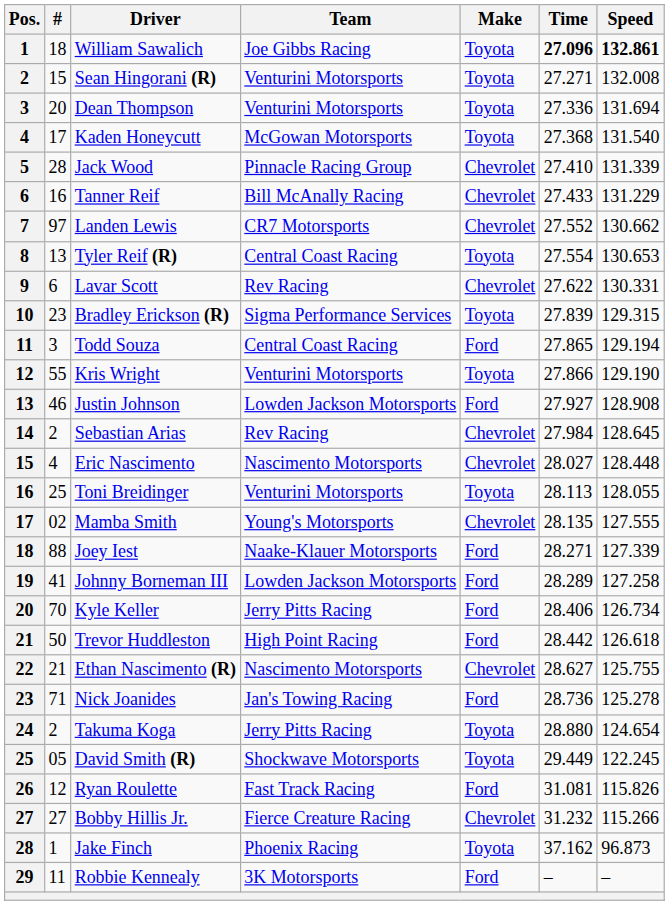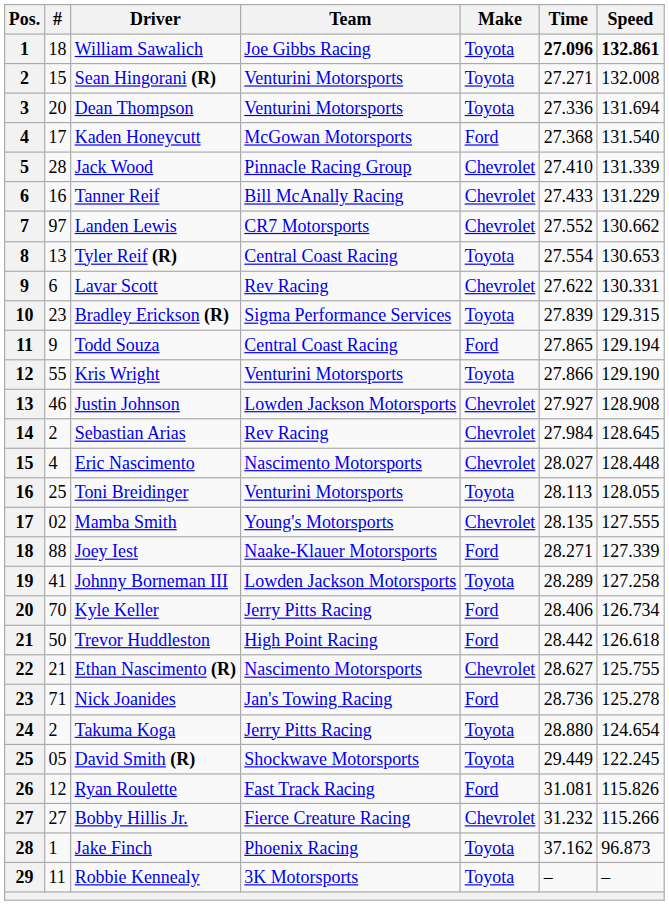(489, 137) Toyota -> (482, 137) Ford
(53, 344) 3 -> (53, 344) 9
(482, 403) Ford -> (500, 403) Chevrolet
(482, 581) Ford -> (489, 581) Toyota
(482, 877) Ford -> (489, 877) Toyota
